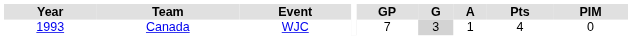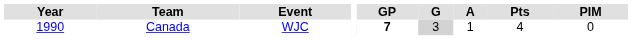(50, 27) 1993 -> (50, 27) 1990
(387, 27) normal -> (387, 27) bold
